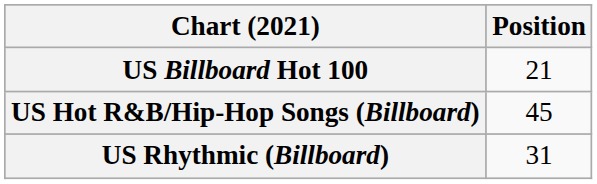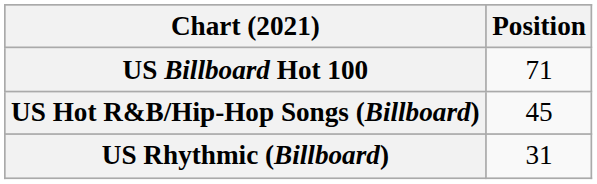(539, 69) 21 -> (539, 69) 71
